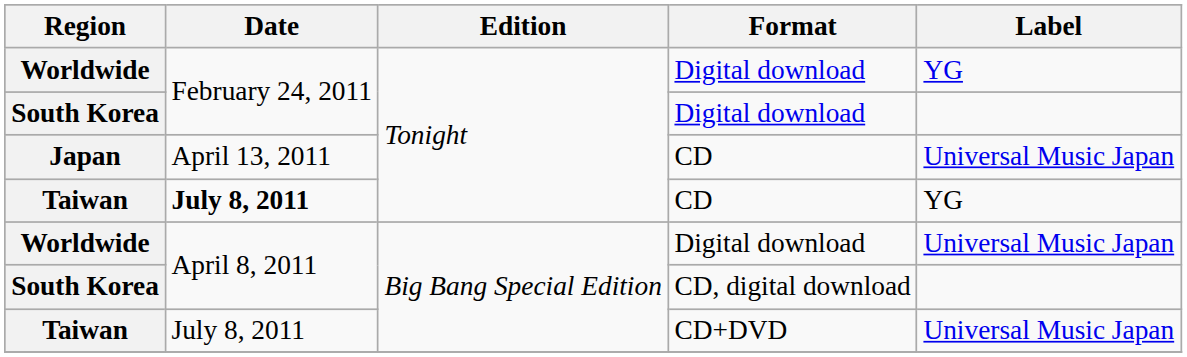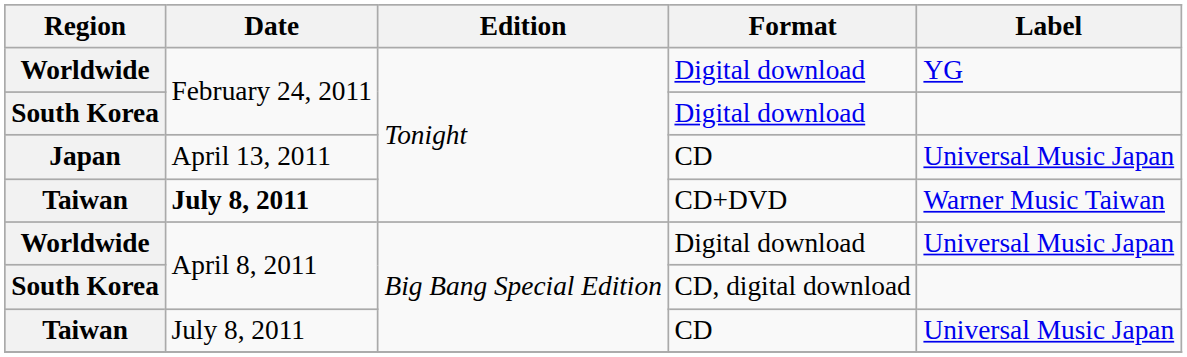(693, 199) CD -> (731, 199) CD+DVD
(943, 199) YG -> (1044, 199) Warner Music Taiwan
(731, 329) CD+DVD -> (693, 329) CD
